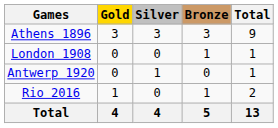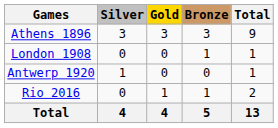columns swapped: (115, 14) <-> (157, 14)
